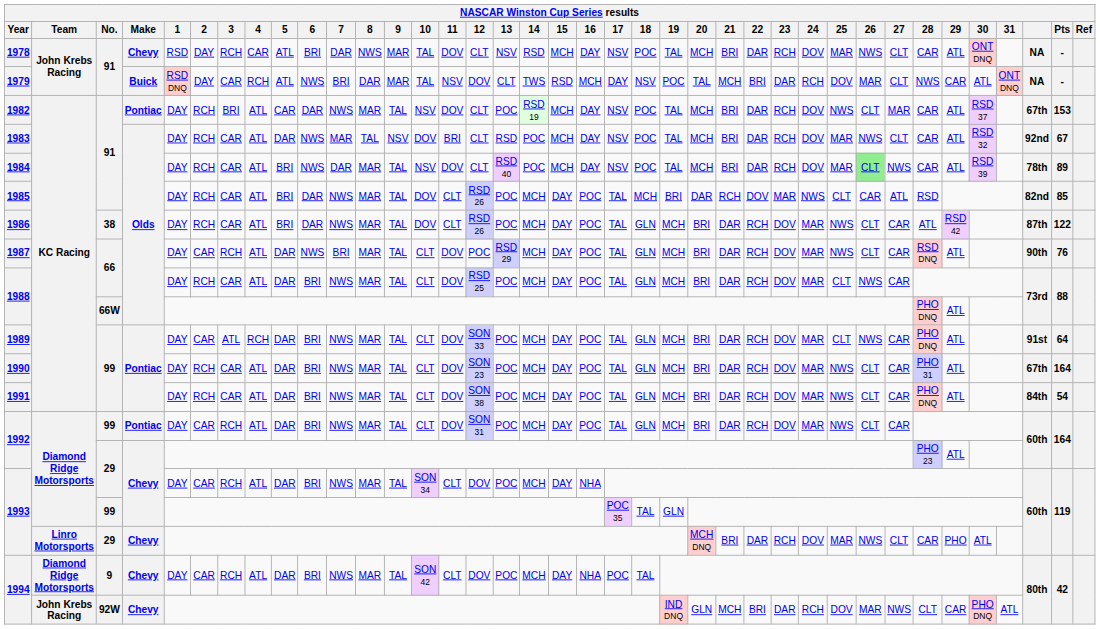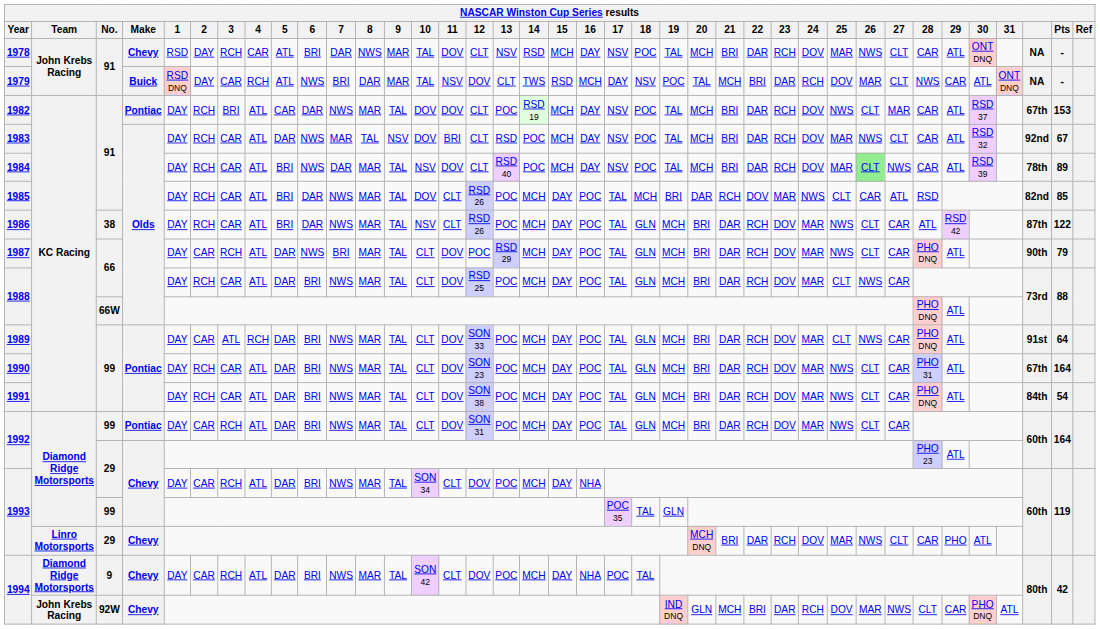(425, 110) NSV -> (425, 110) DOV
(425, 225) DOV -> (425, 225) NSV
(928, 253) RSD DNQ -> (928, 253) PHO DNQ
(1062, 253) 76 -> (1062, 253) 79
